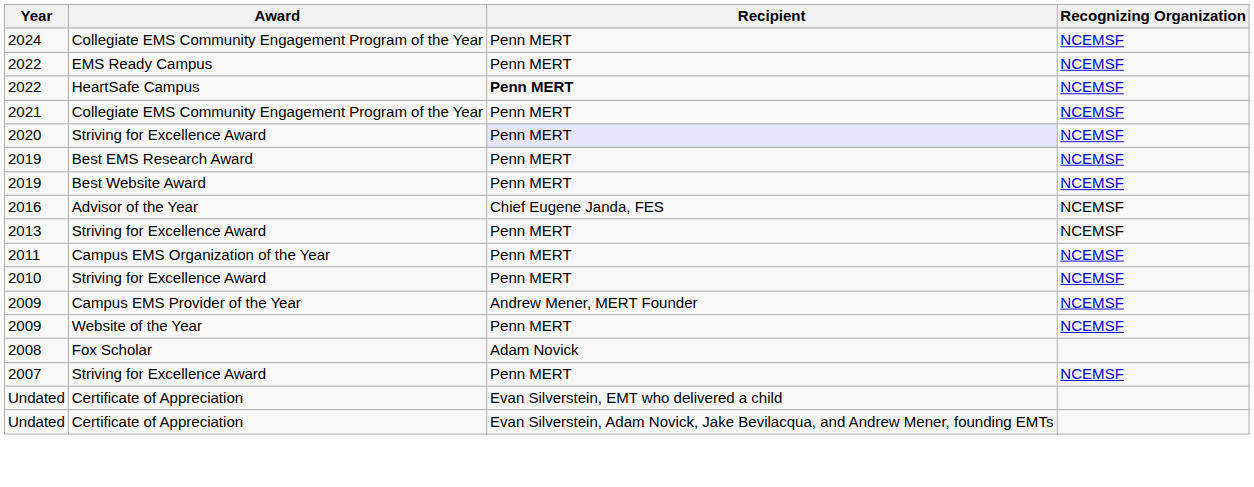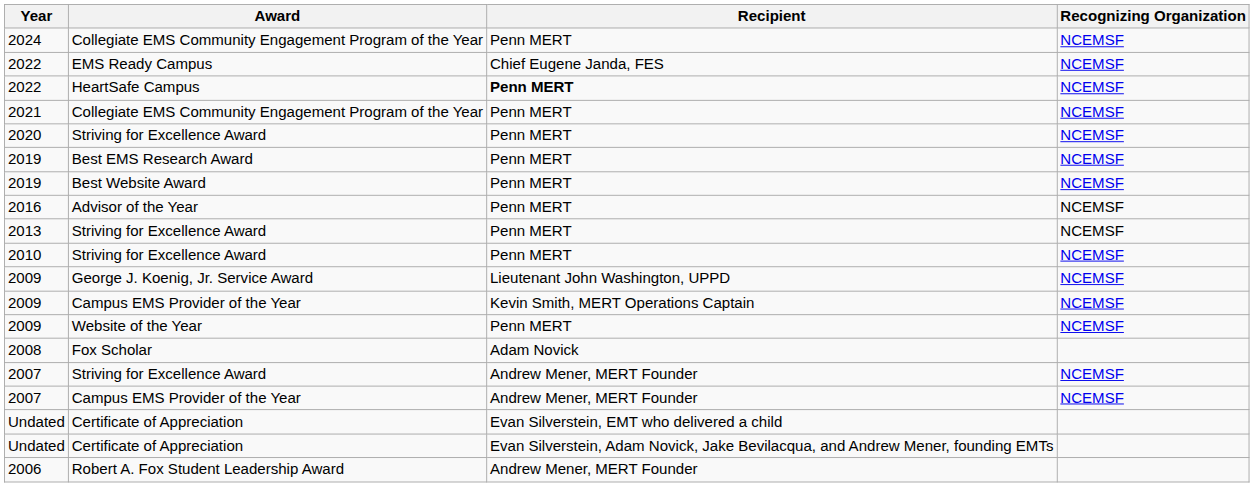(531, 64) Penn MERT -> (577, 64) Chief Eugene Janda, FES
(531, 135) lavender background -> (531, 135) no background
(577, 207) Chief Eugene Janda, FES -> (531, 207) Penn MERT
- row: (24, 254)
+ row: (25, 278)
(594, 302) Andrew Mener, MERT Founder -> (622, 302) Kevin Smith, MERT Operations Captain
(531, 374) Penn MERT -> (594, 374) Andrew Mener, MERT Founder
+ row: (25, 398)
+ row: (25, 469)
